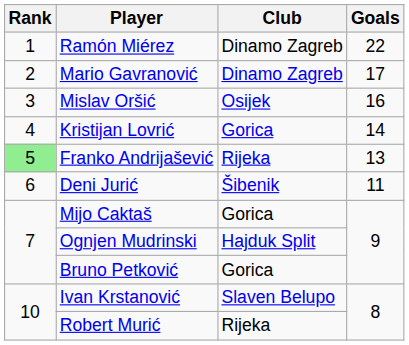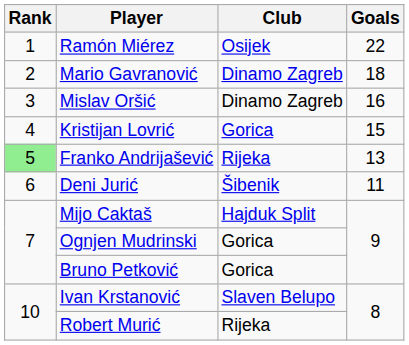(282, 46) Dinamo Zagreb -> (246, 46) Osijek
(375, 74) 17 -> (375, 74) 18
(246, 102) Osijek -> (282, 102) Dinamo Zagreb
(375, 130) 14 -> (375, 130) 15
(247, 213) Gorica -> (268, 213) Hajduk Split
(268, 241) Hajduk Split -> (247, 241) Gorica
